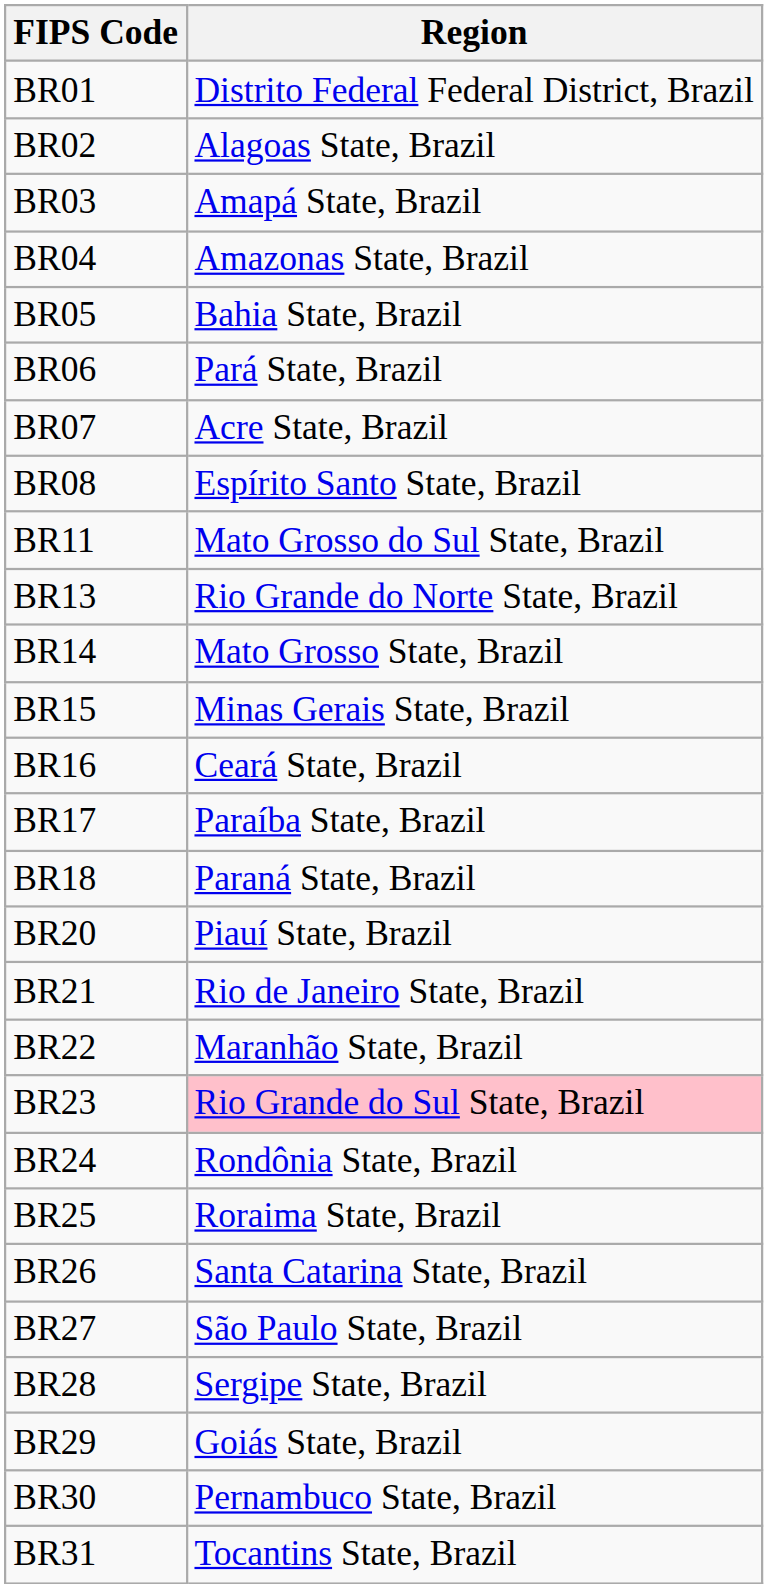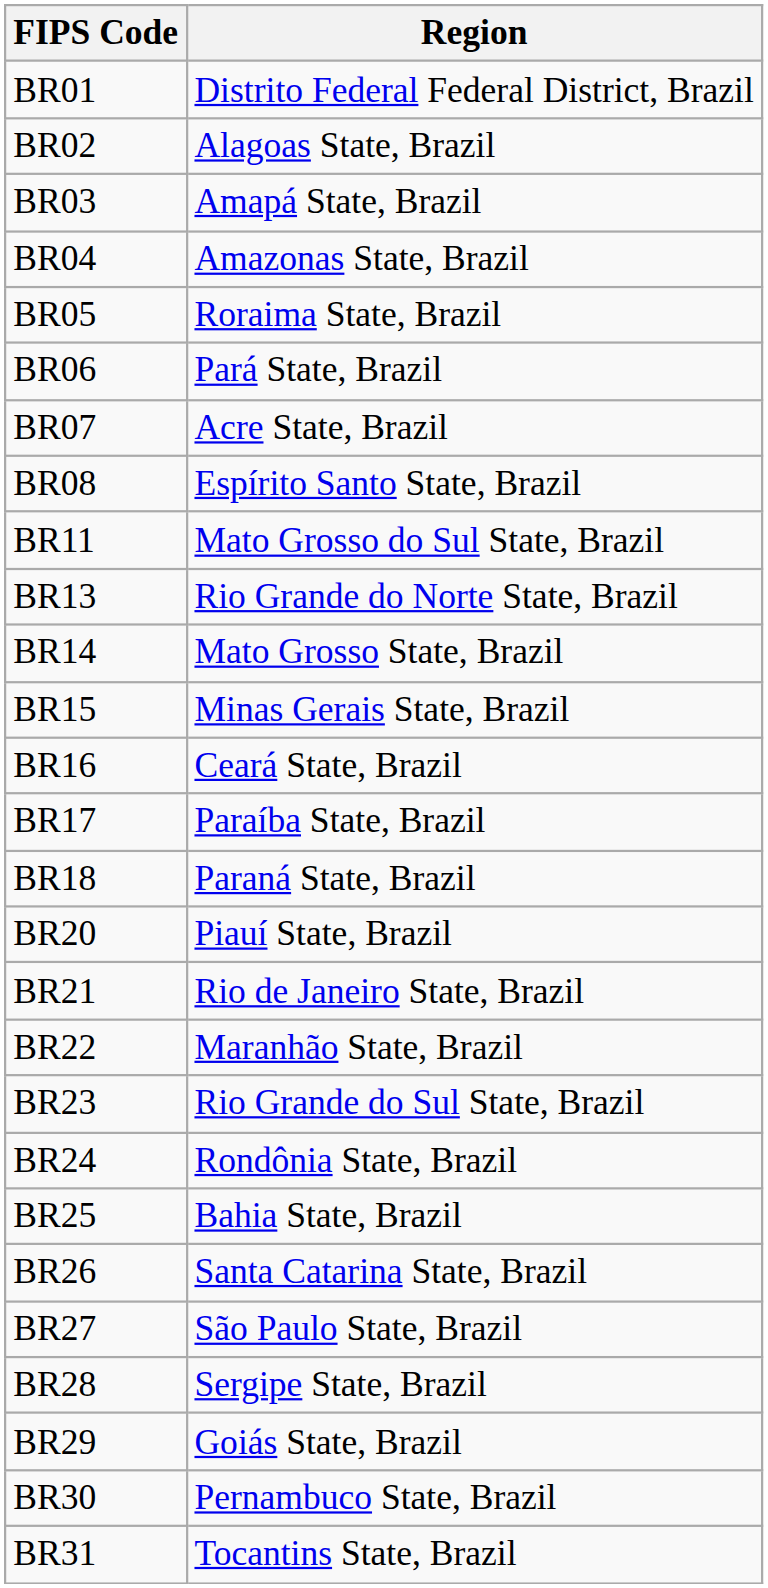(328, 314) Bahia State, Brazil -> (348, 314) Roraima State, Brazil
(419, 1102) pink background -> (419, 1102) no background
(348, 1215) Roraima State, Brazil -> (328, 1215) Bahia State, Brazil
